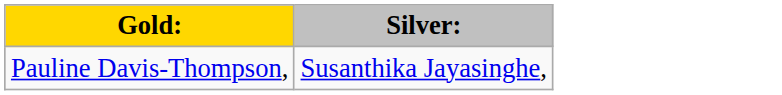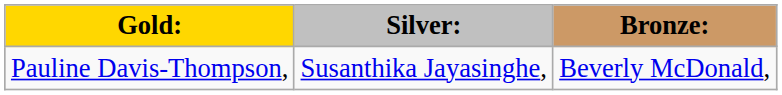+ column: (665, 25)
